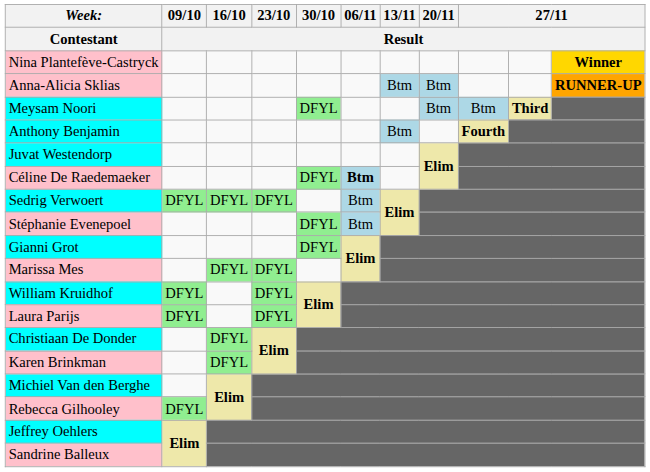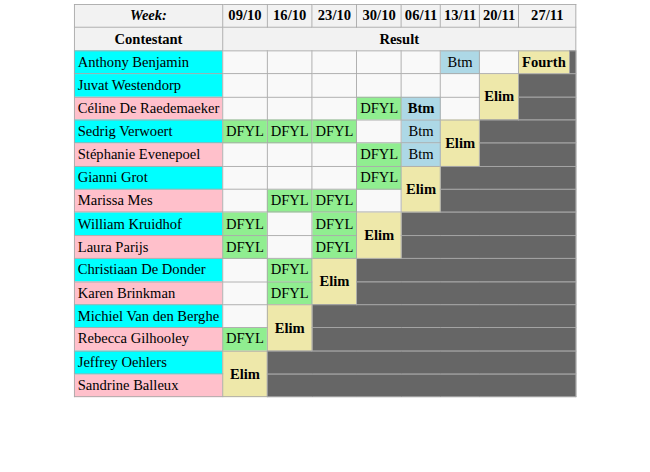- row: (84, 62)
- row: (64, 85)
- row: (53, 108)
